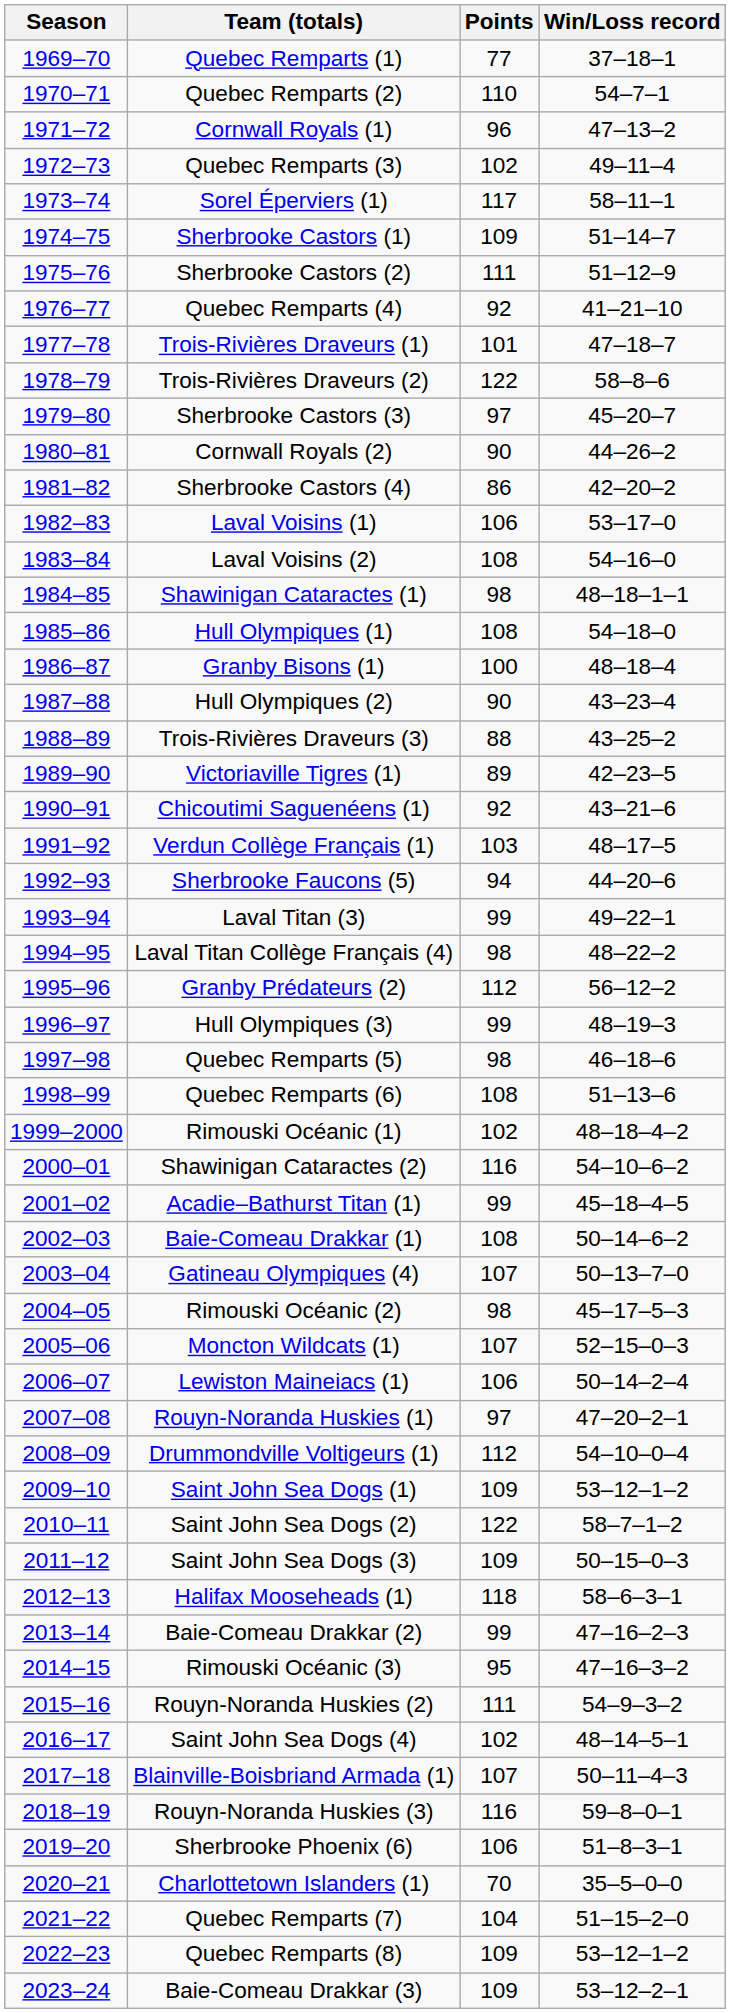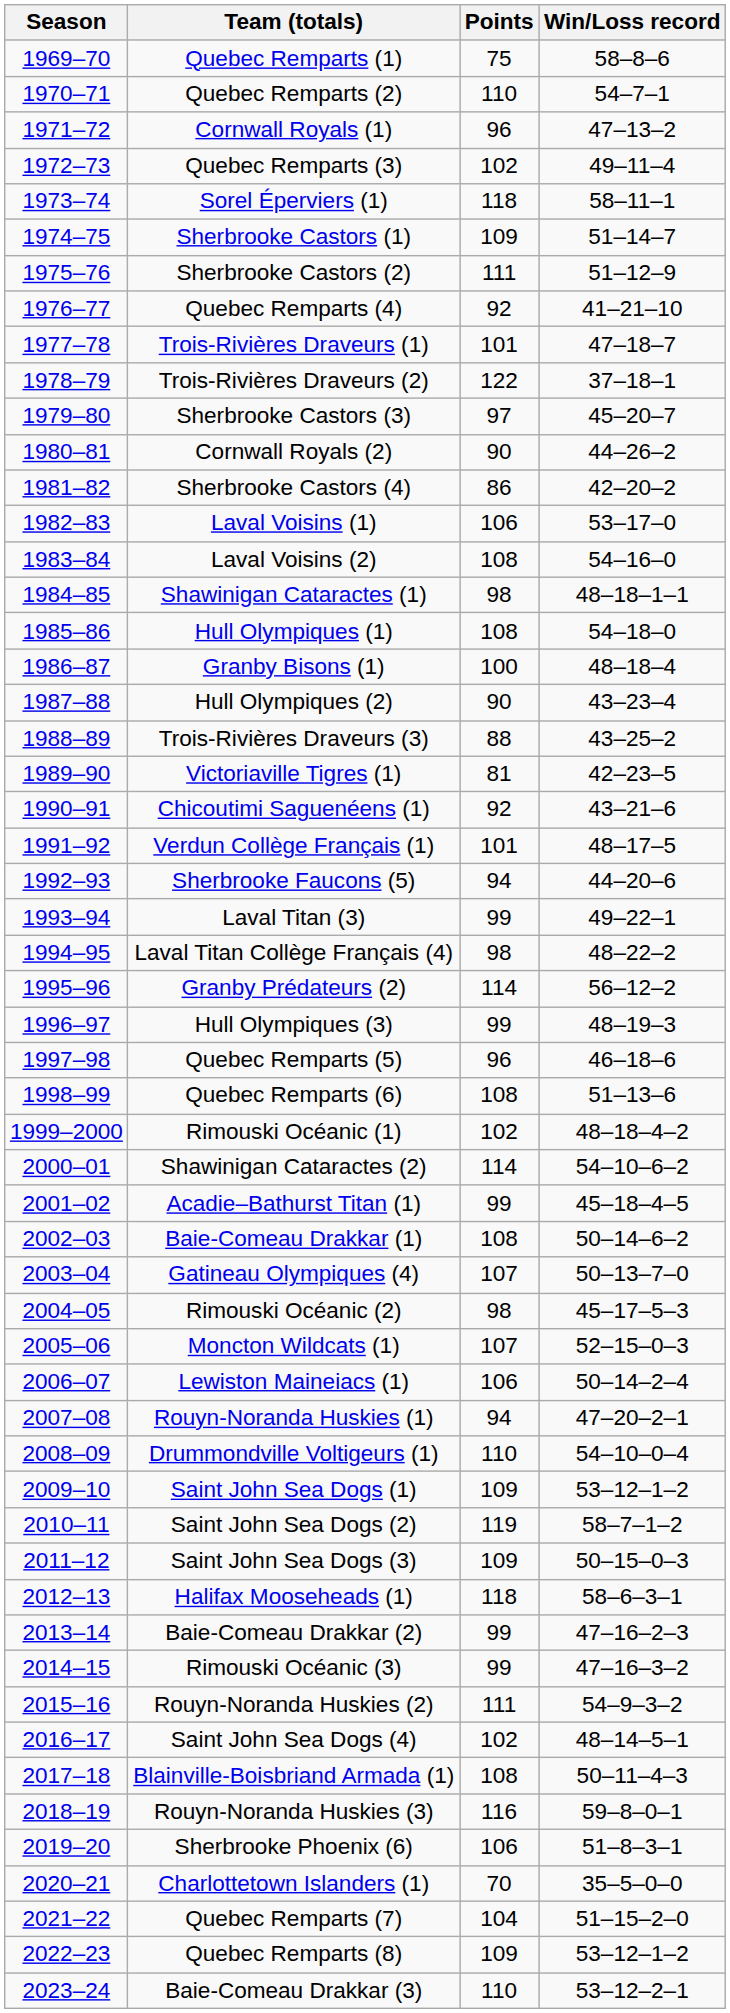(499, 58) 77 -> (499, 58) 75
(632, 58) 37–18–1 -> (632, 58) 58–8–6
(499, 201) 117 -> (499, 201) 118
(632, 380) 58–8–6 -> (632, 380) 37–18–1
(499, 773) 89 -> (499, 773) 81
(499, 845) 103 -> (499, 845) 101
(499, 988) 112 -> (499, 988) 114
(499, 1059) 98 -> (499, 1059) 96
(499, 1167) 116 -> (499, 1167) 114
(499, 1417) 97 -> (499, 1417) 94
(499, 1453) 112 -> (499, 1453) 110
(499, 1525) 122 -> (499, 1525) 119
(499, 1668) 95 -> (499, 1668) 99
(499, 1775) 107 -> (499, 1775) 108
(499, 1990) 109 -> (499, 1990) 110
